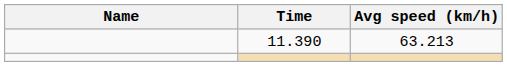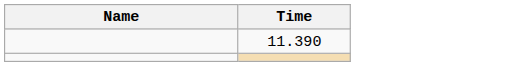- column: (427, 17)
